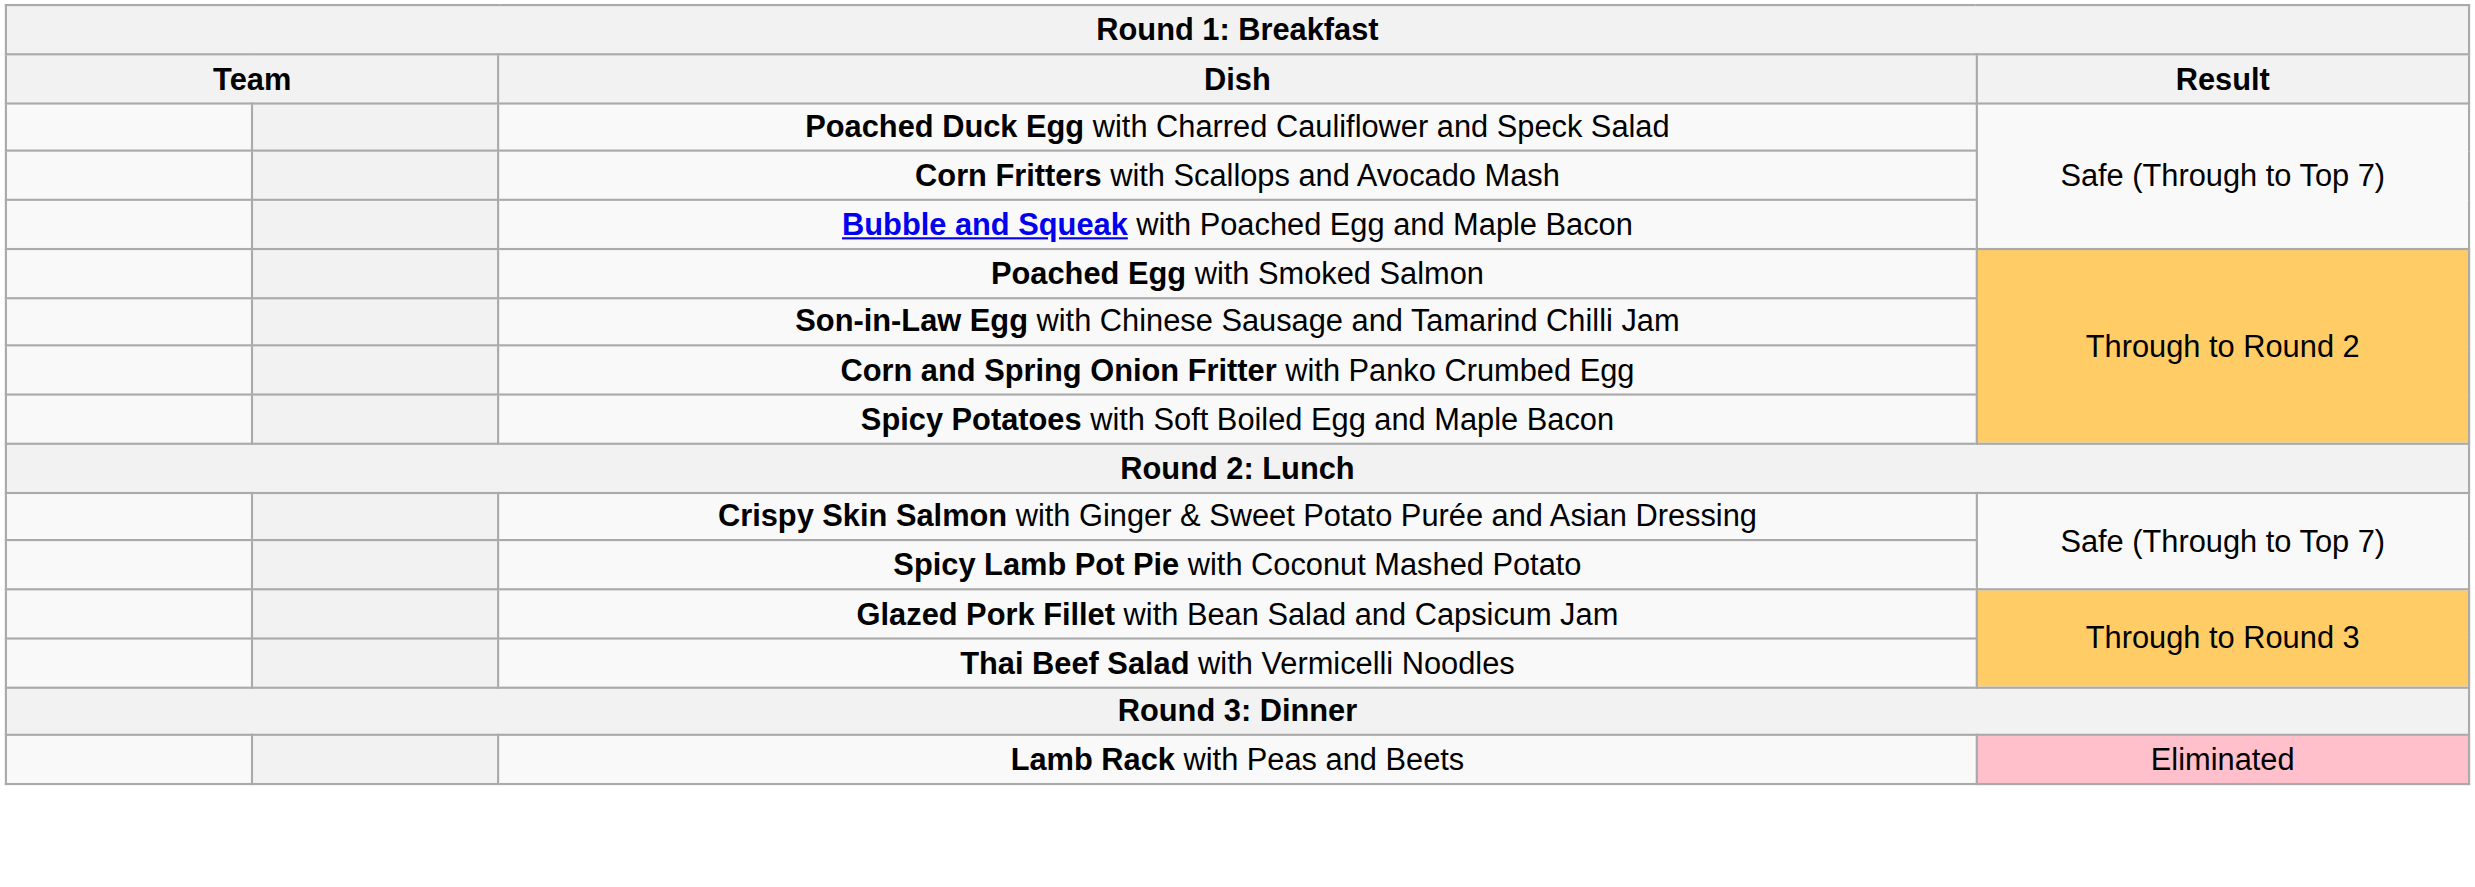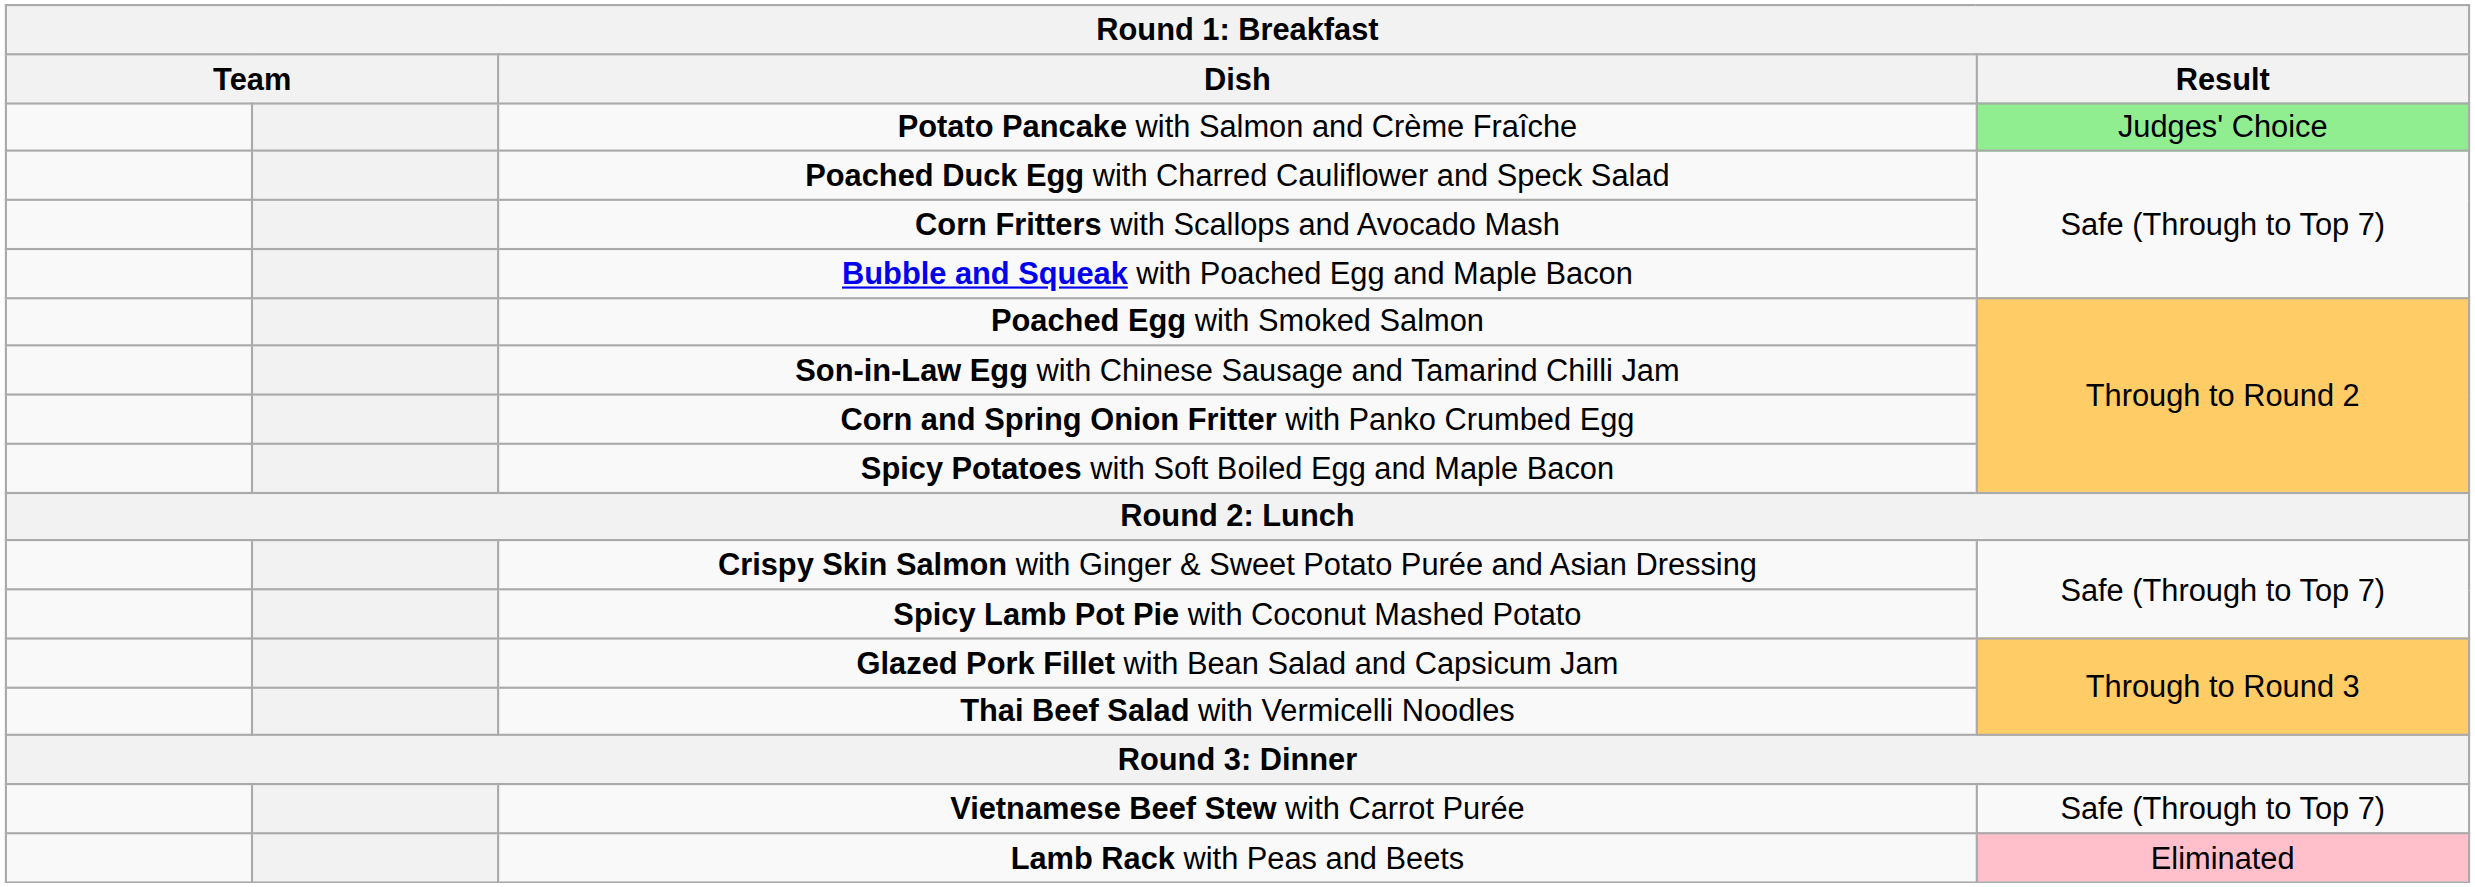+ row: (1237, 127)
+ row: (1237, 809)
